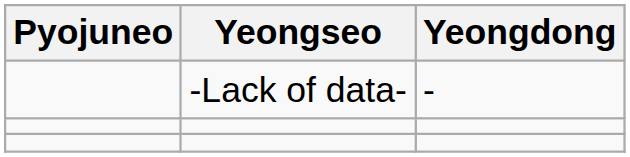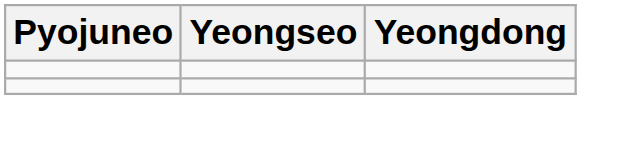- row: (298, 88)
